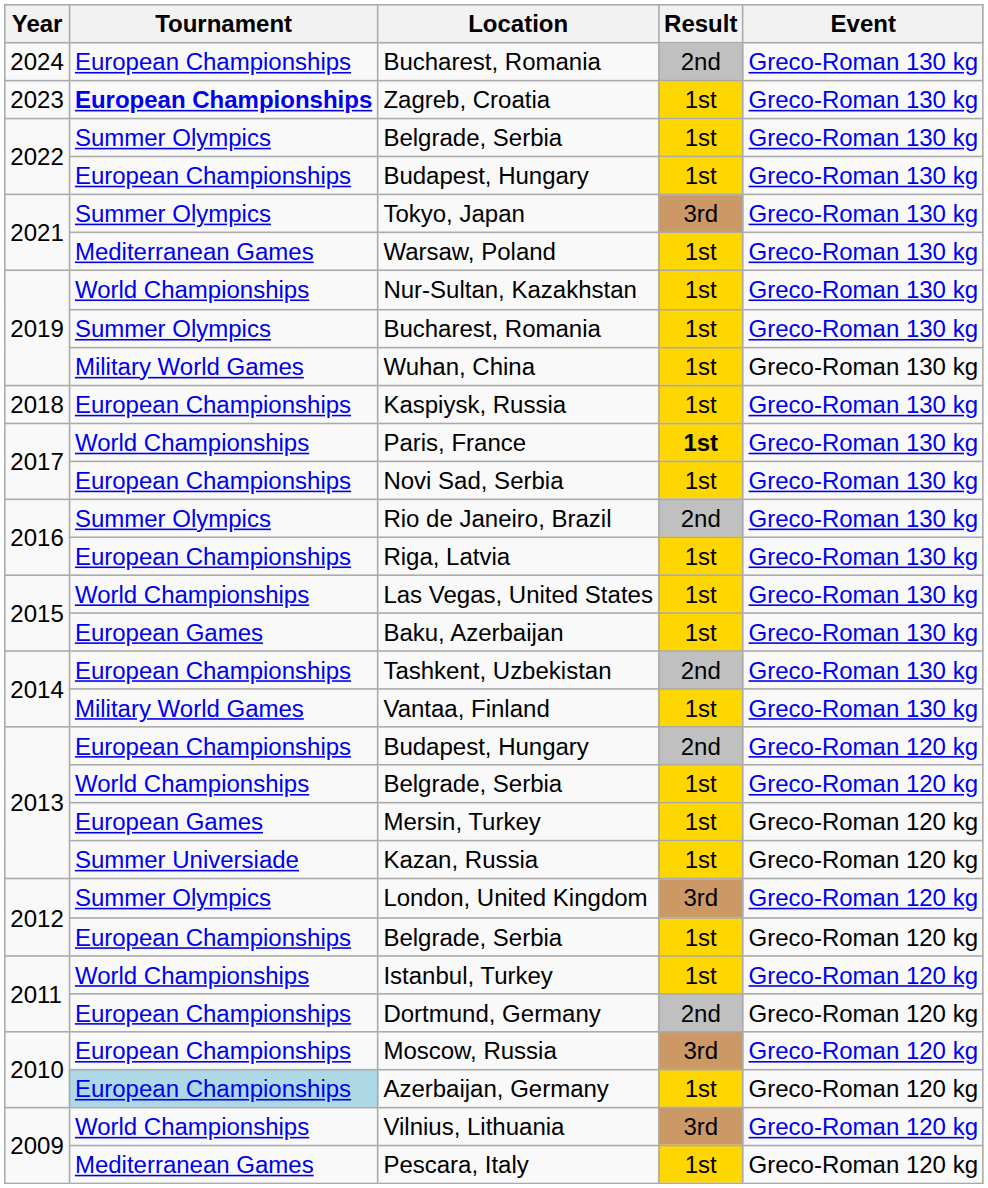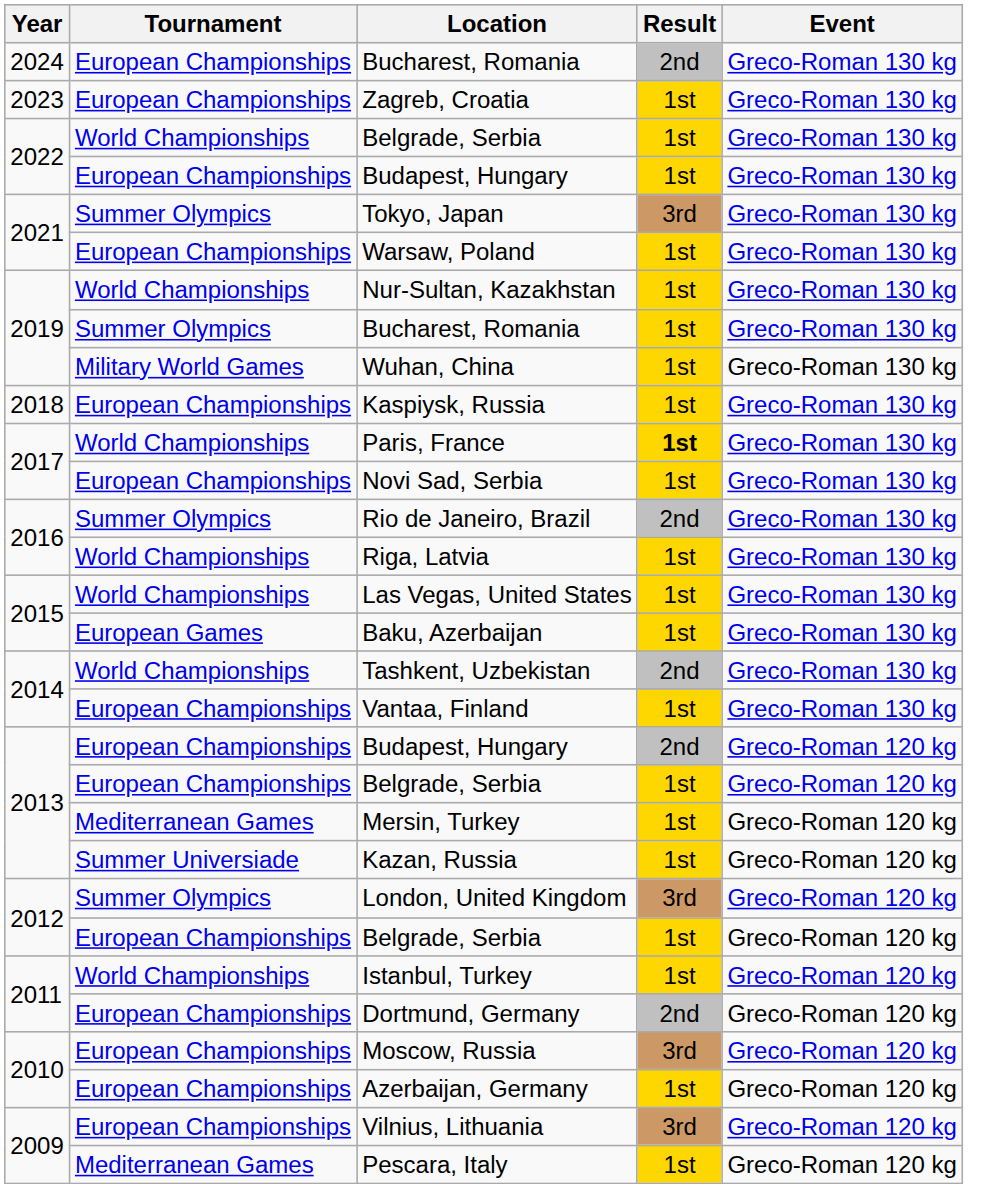(224, 100) bold -> (213, 100) normal
(173, 138) Summer Olympics -> (192, 138) World Championships
(194, 252) Mediterranean Games -> (213, 252) European Championships
(213, 556) European Championships -> (192, 556) World Championships
(213, 670) European Championships -> (192, 670) World Championships
(189, 708) Military World Games -> (213, 708) European Championships
(192, 784) World Championships -> (213, 784) European Championships
(169, 822) European Games -> (194, 822) Mediterranean Games
(213, 1089) lightblue background -> (213, 1089) no background
(192, 1127) World Championships -> (213, 1127) European Championships
